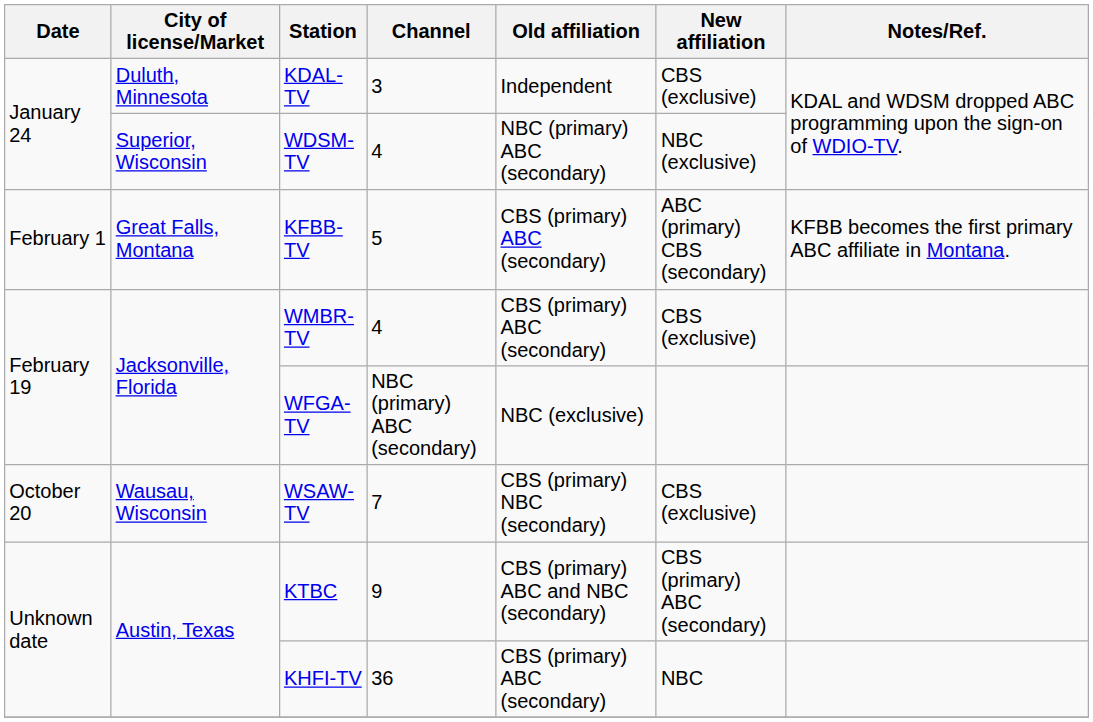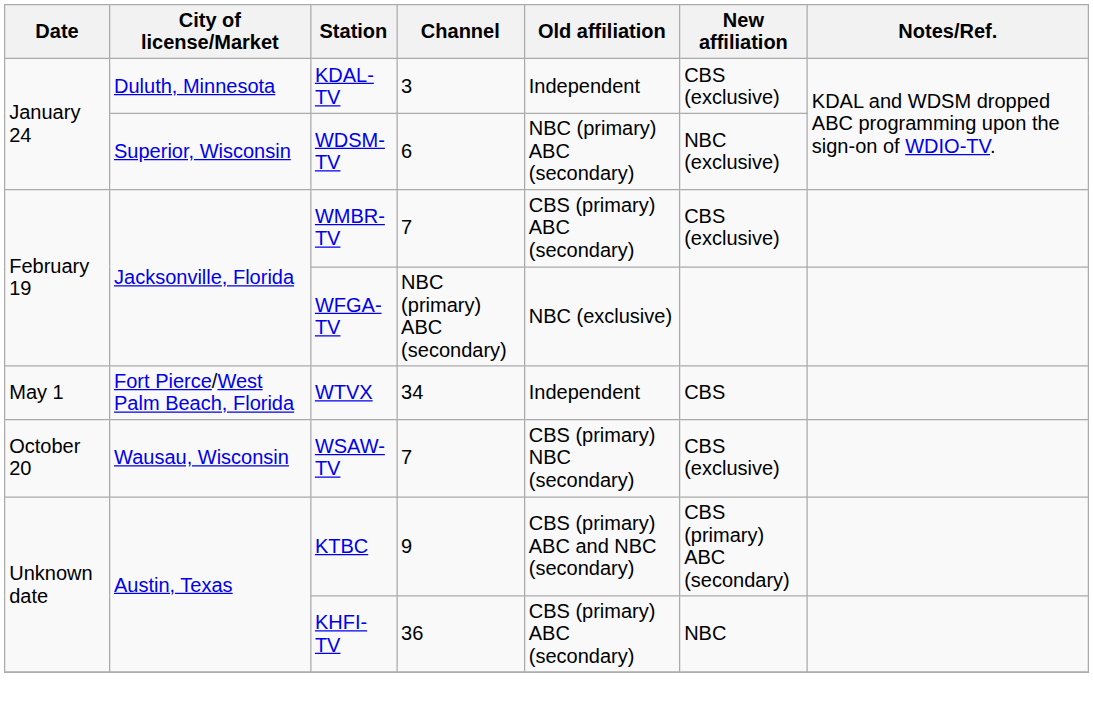(377, 151) 4 -> (407, 151) 6
- row: (313, 239)
(377, 327) 4 -> (407, 228) 7
+ row: (344, 392)
